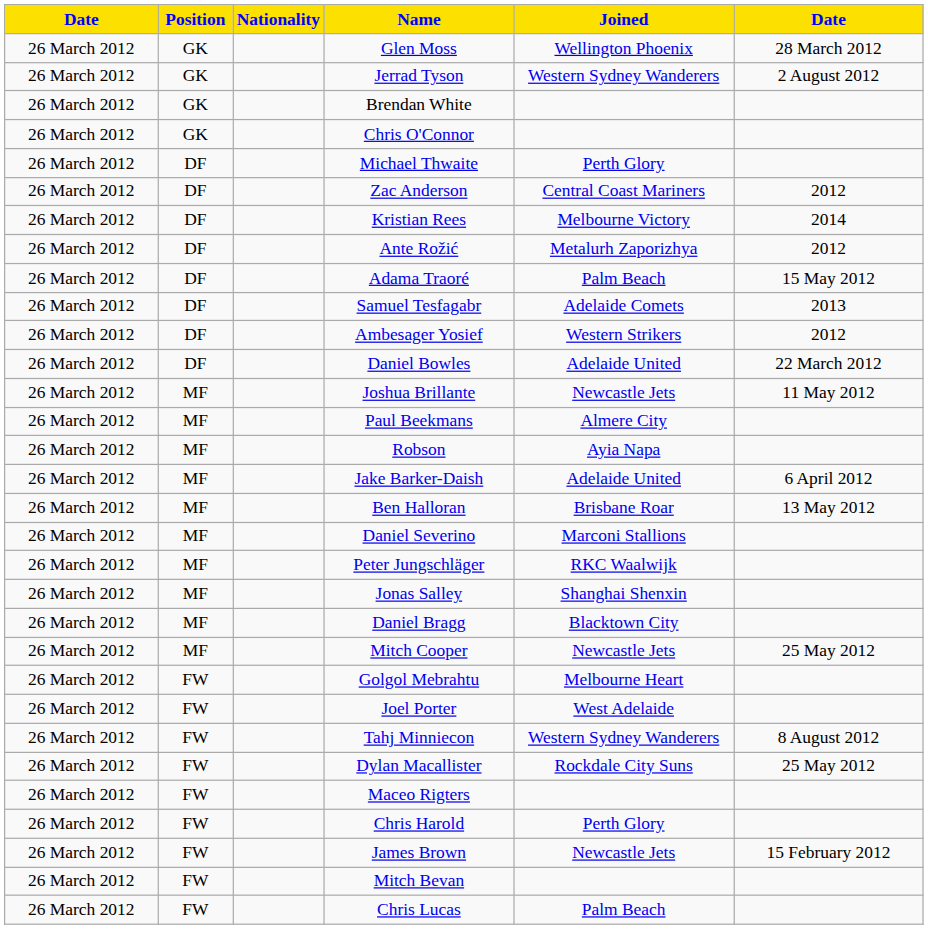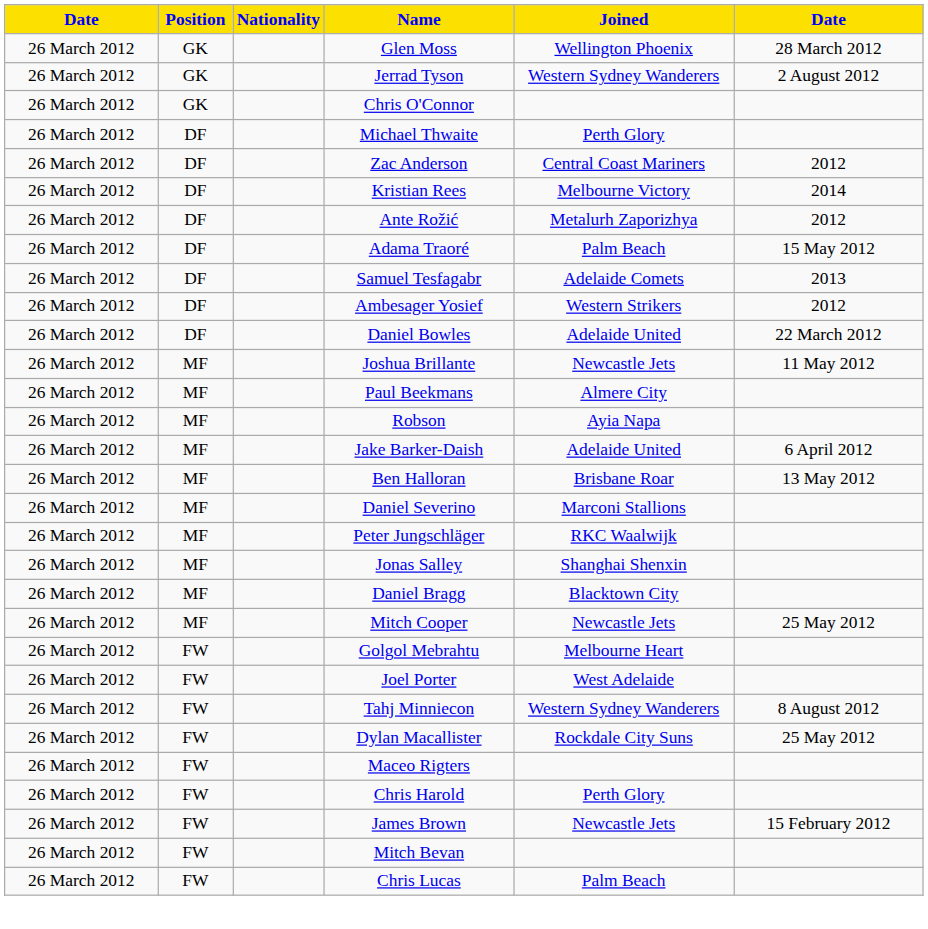- row: (419, 105)
